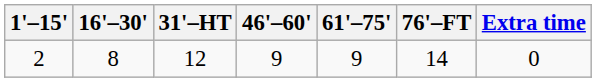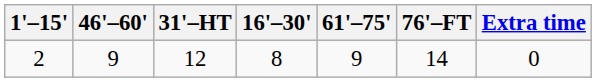columns swapped: (113, 22) <-> (277, 22)
